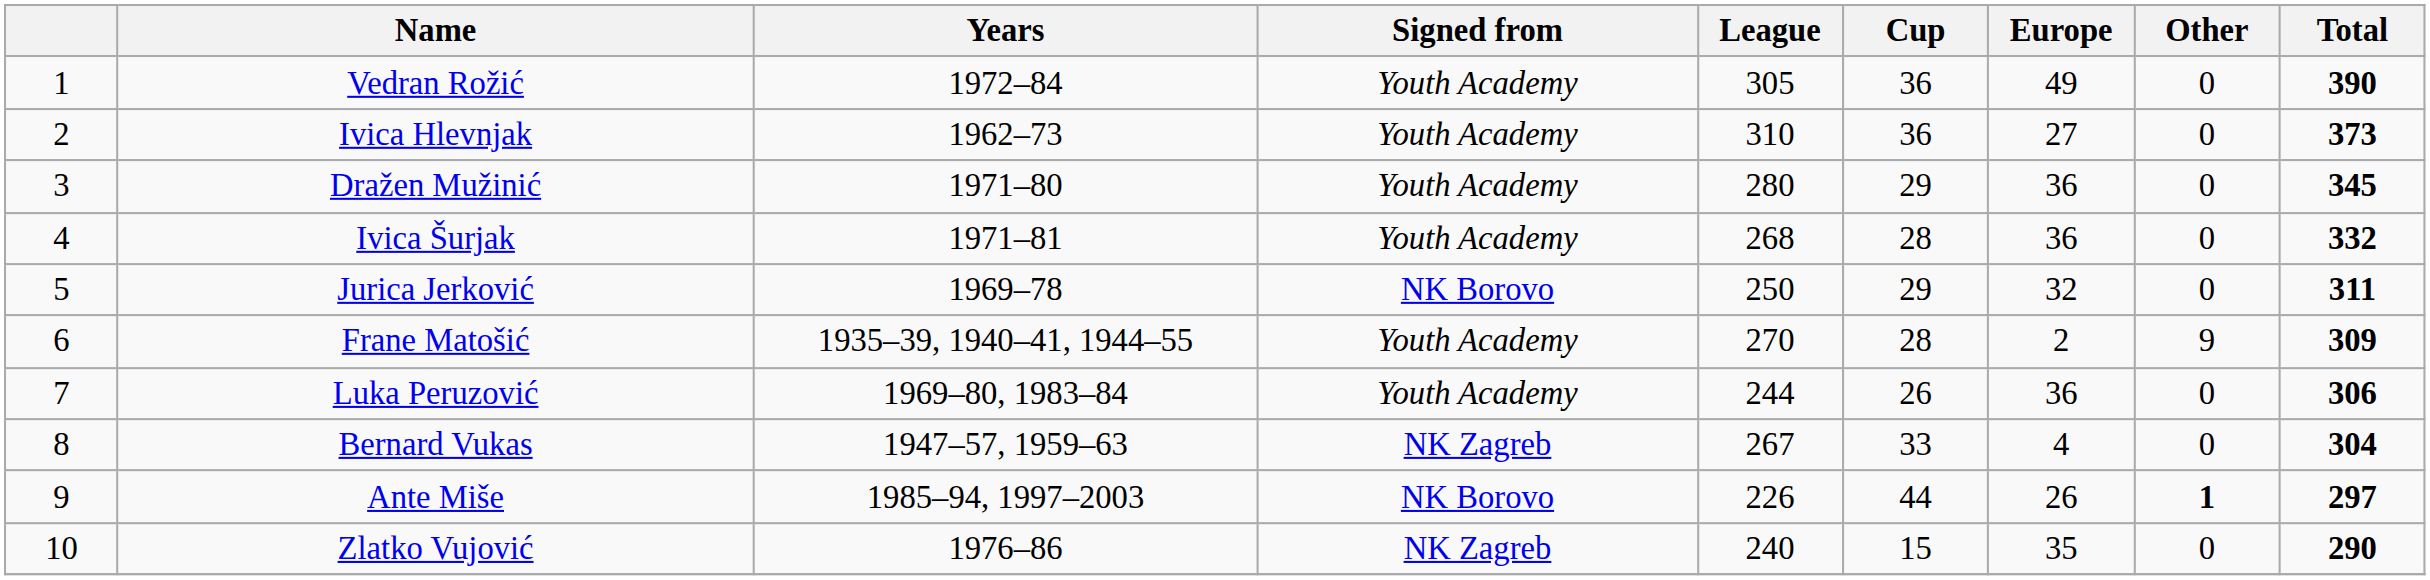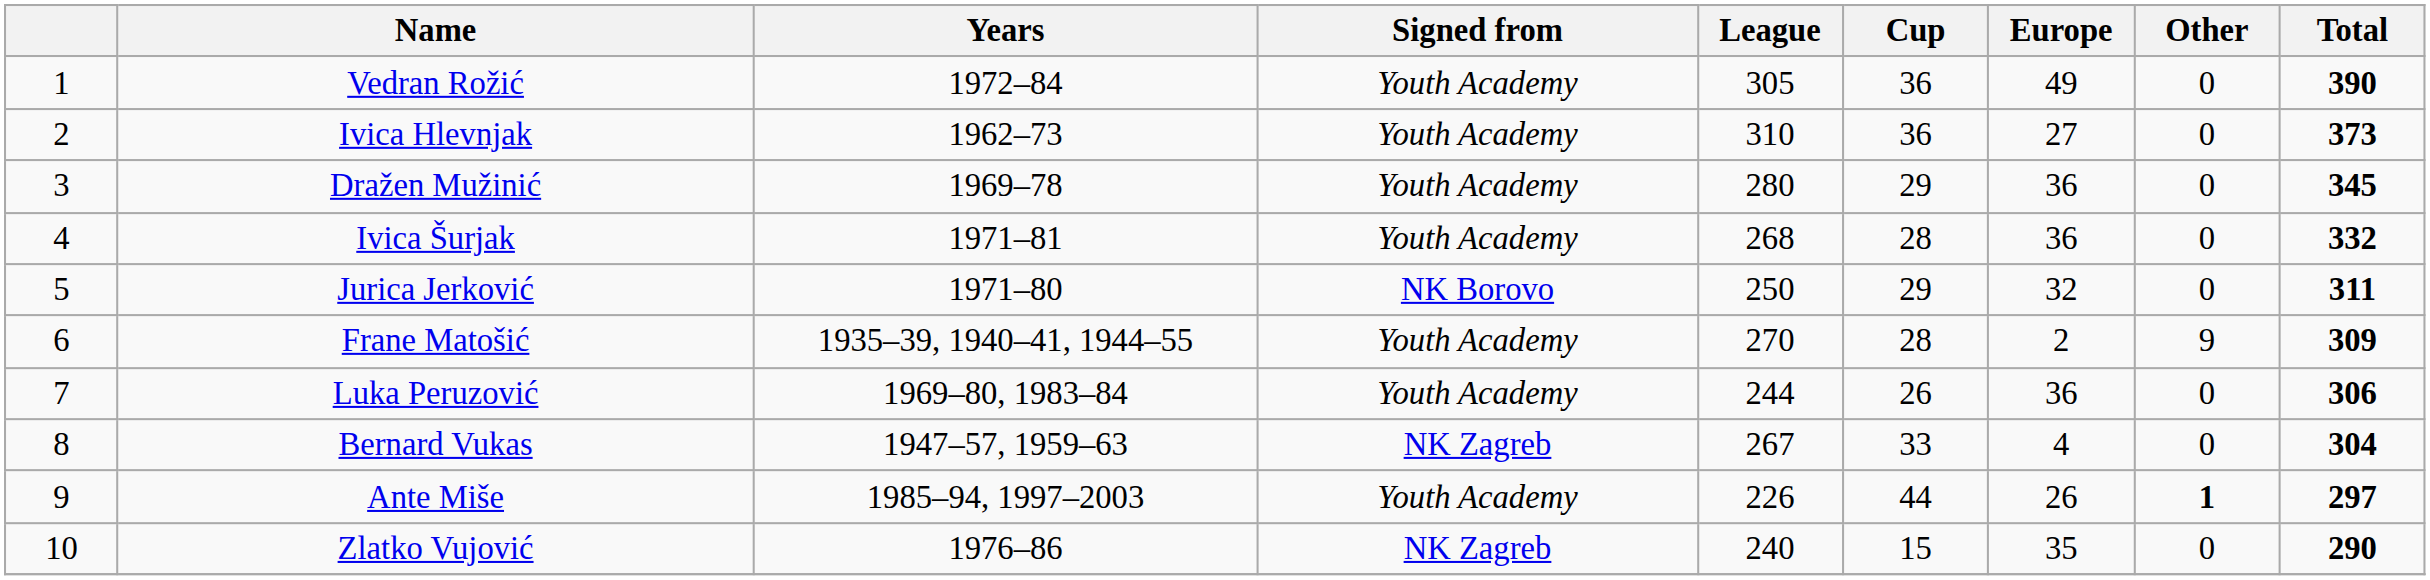(1006, 185) 1971–80 -> (1006, 185) 1969–78
(1006, 289) 1969–78 -> (1006, 289) 1971–80
(1478, 496) NK Borovo -> (1478, 496) Youth Academy
